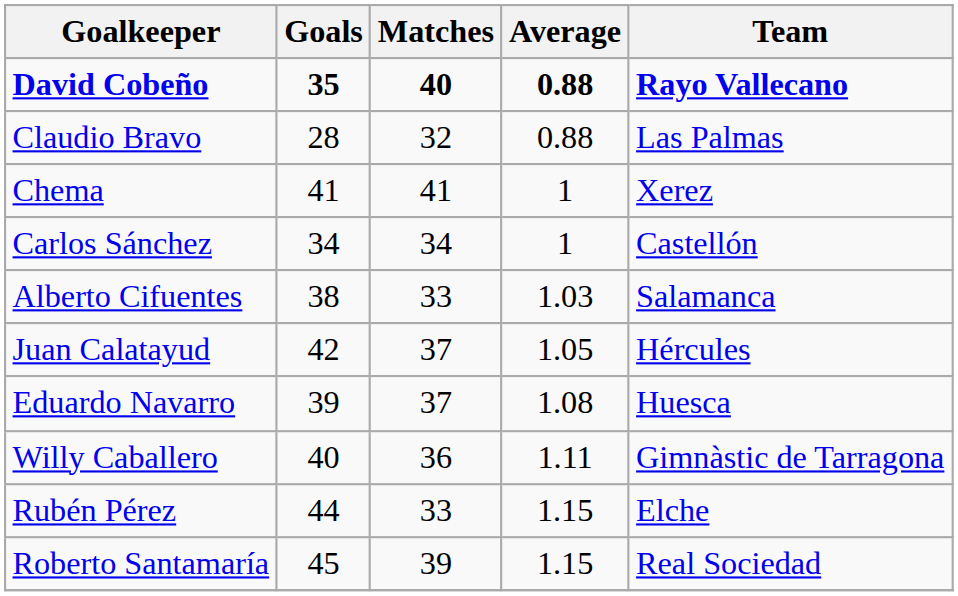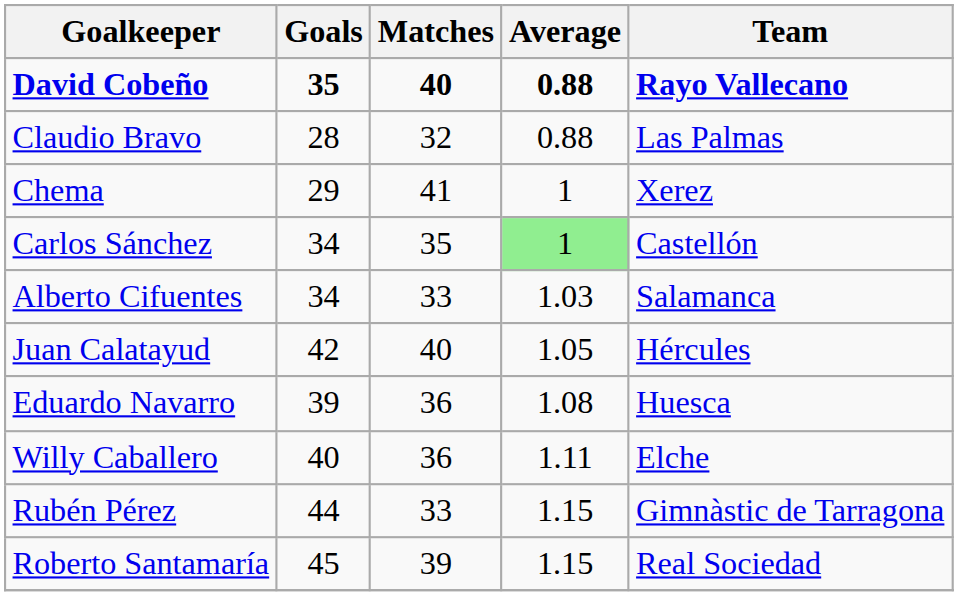(323, 190) 41 -> (323, 190) 29
(436, 243) 34 -> (436, 243) 35
(565, 243) no background -> (565, 243) lightgreen background
(323, 296) 38 -> (323, 296) 34
(436, 350) 37 -> (436, 350) 40
(436, 403) 37 -> (436, 403) 36
(790, 456) Gimnàstic de Tarragona -> (673, 456) Elche
(673, 509) Elche -> (790, 509) Gimnàstic de Tarragona
